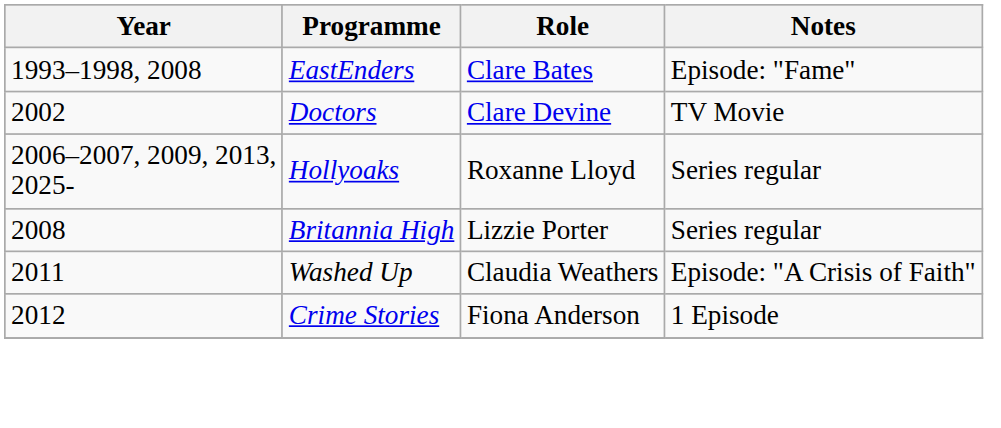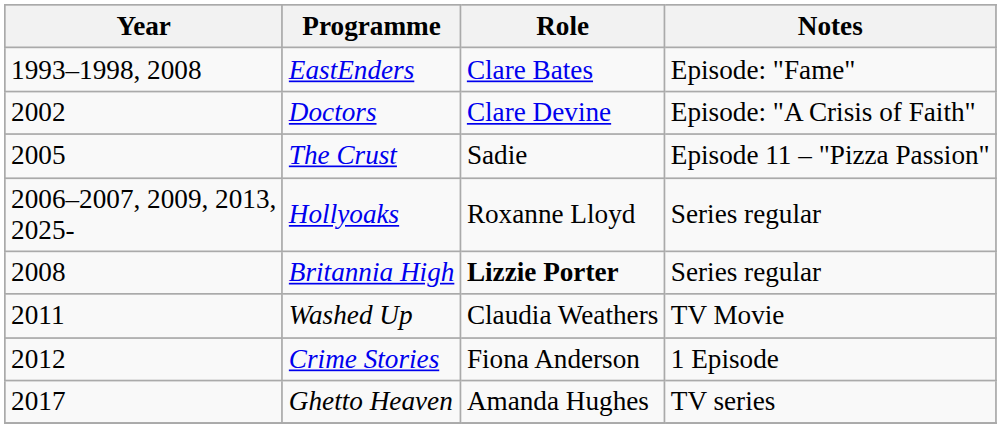(728, 112) TV Movie -> (823, 112) Episode: "A Crisis of Faith"
+ row: (343, 155)
(537, 229) normal -> (543, 272) bold
(823, 272) Episode: "A Crisis of Faith" -> (728, 315) TV Movie
+ row: (371, 401)
